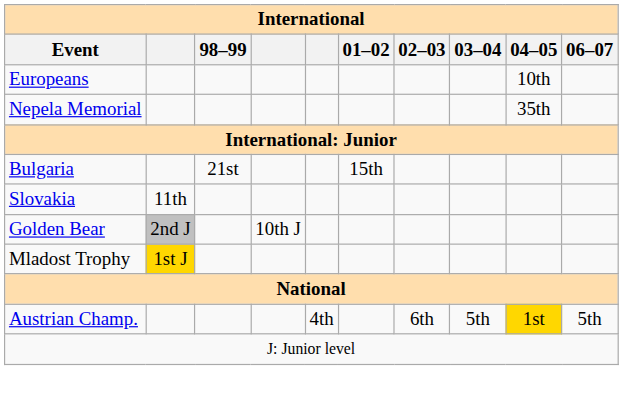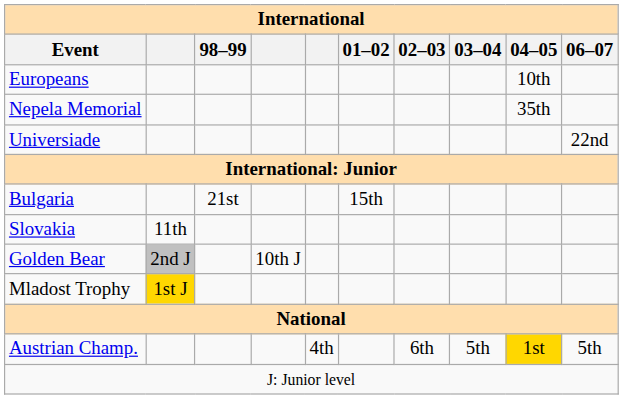+ row: (55, 139)
